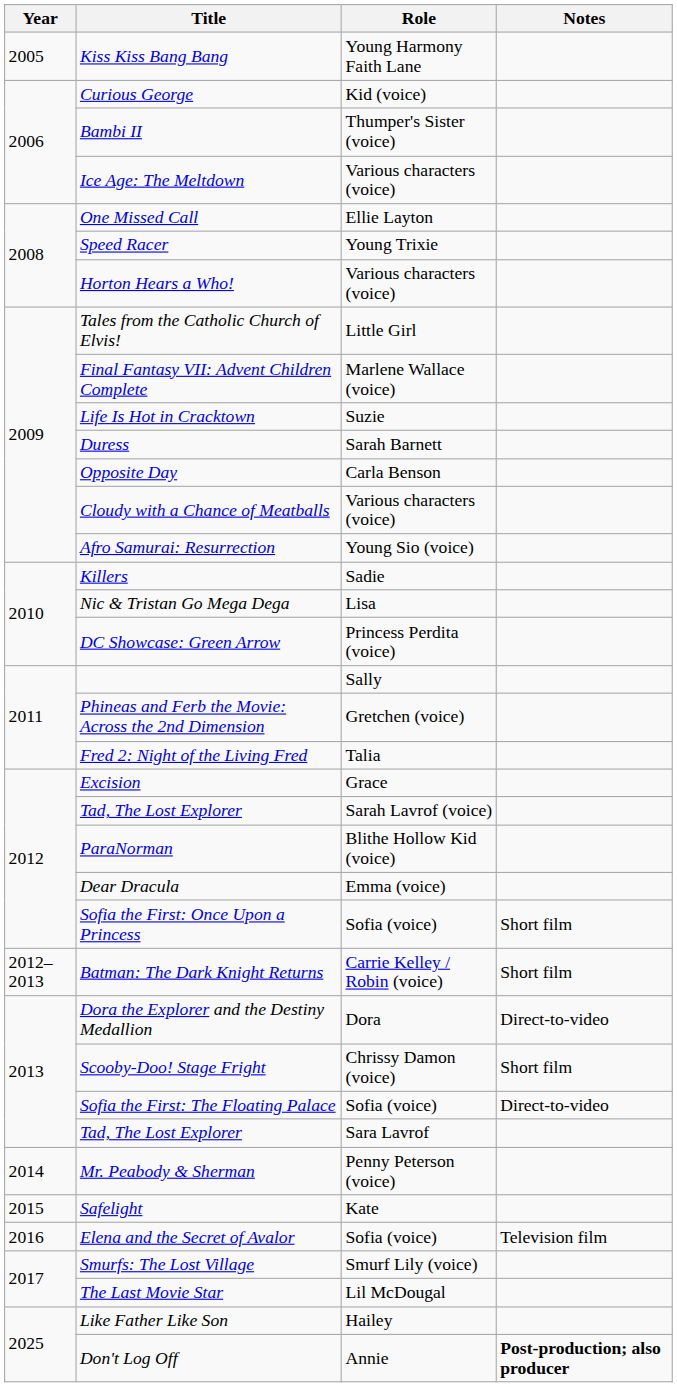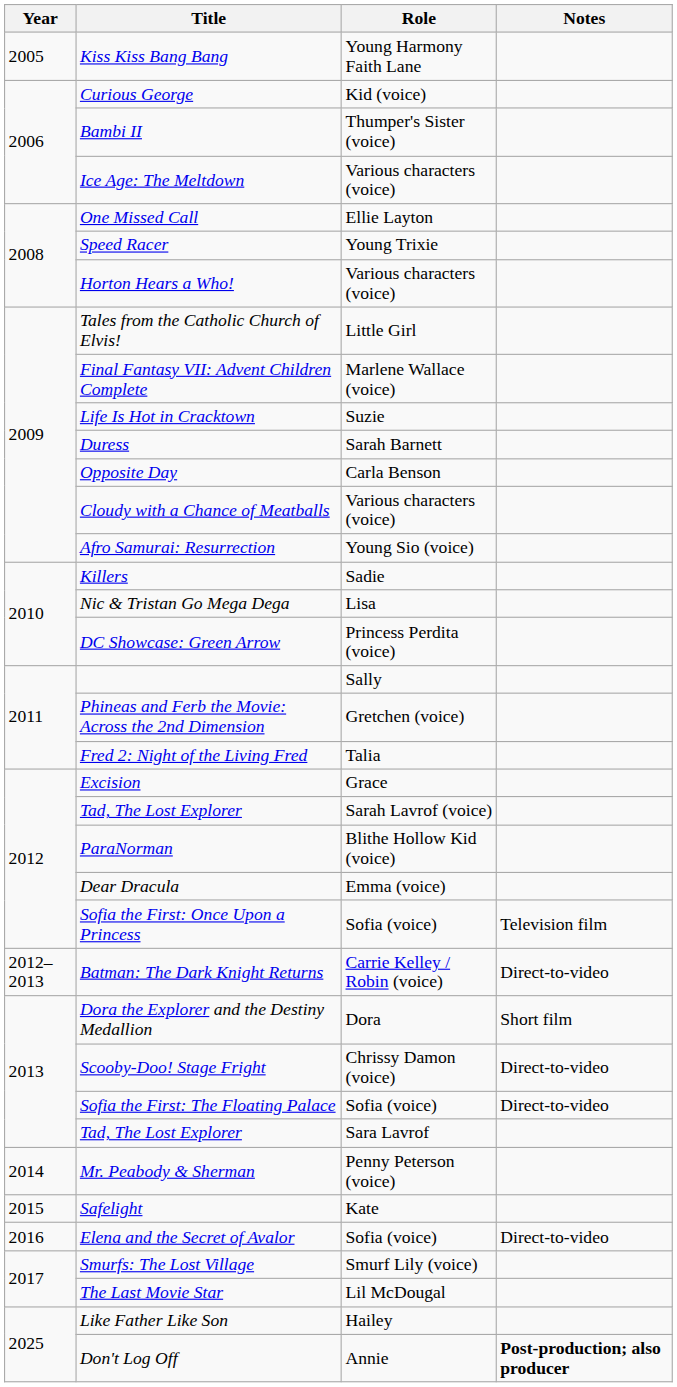(536, 924) Short film -> (554, 924) Television film
(536, 971) Short film -> (555, 971) Direct-to-video
(555, 1019) Direct-to-video -> (536, 1019) Short film
(536, 1067) Short film -> (555, 1067) Direct-to-video
(554, 1236) Television film -> (555, 1236) Direct-to-video
